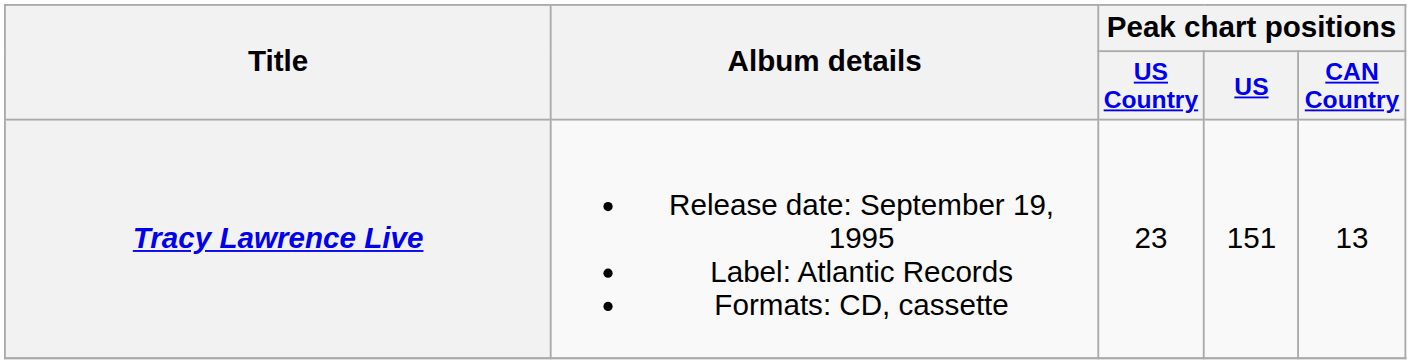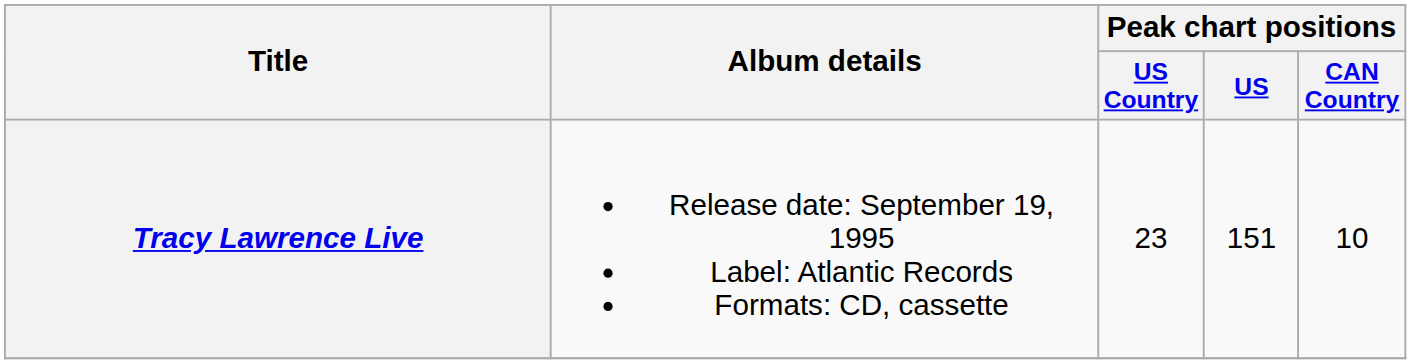(1352, 238) 13 -> (1352, 238) 10
